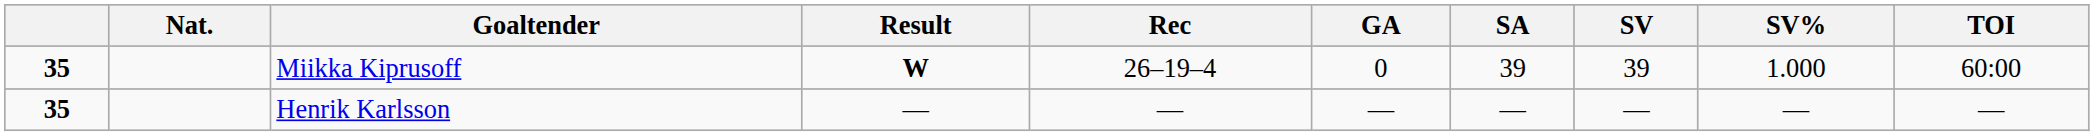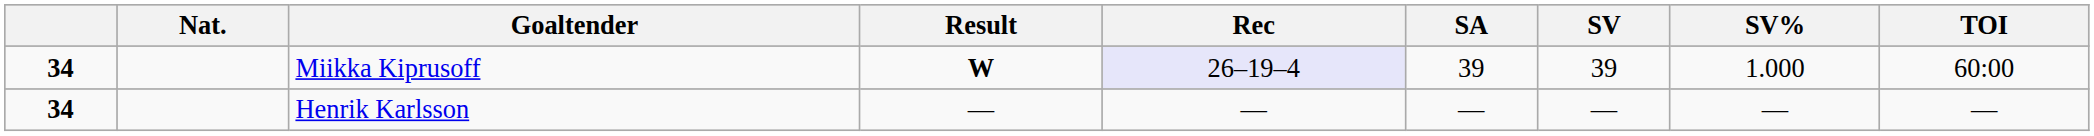- column: (1381, 25)
(57, 67) 35 -> (61, 67) 34
(1170, 67) no background -> (1254, 67) lavender background
(57, 109) 35 -> (61, 109) 34
